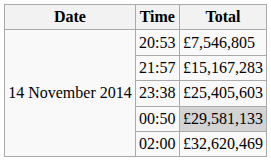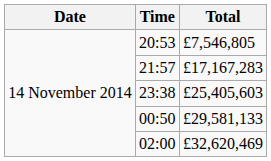(223, 67) £15,167,283 -> (223, 67) £17,167,283
(223, 118) lightgrey background -> (223, 118) no background
